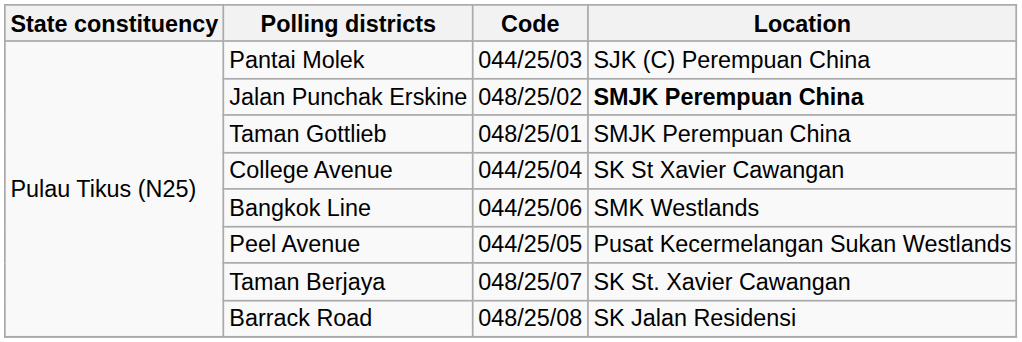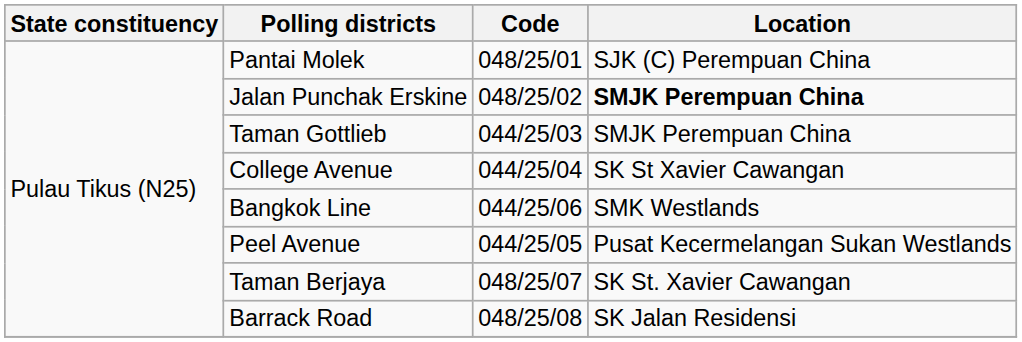(530, 60) 044/25/03 -> (530, 60) 048/25/01
(530, 134) 048/25/01 -> (530, 134) 044/25/03
